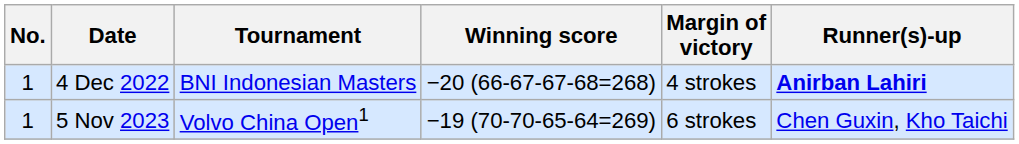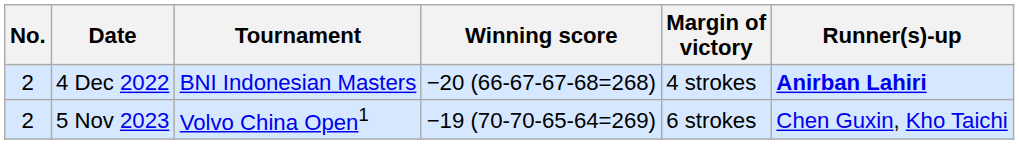(28, 82) 1 -> (28, 82) 2
(28, 120) 1 -> (28, 120) 2
